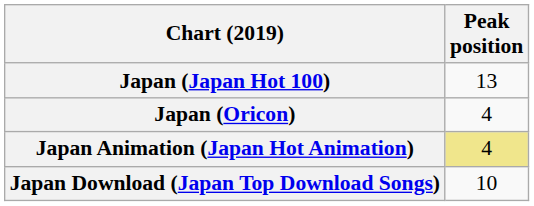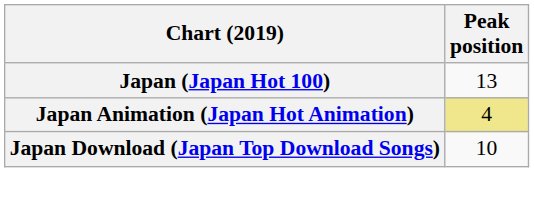- row: (225, 114)
